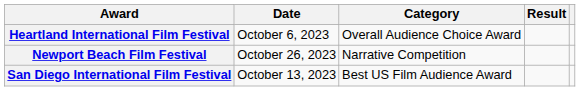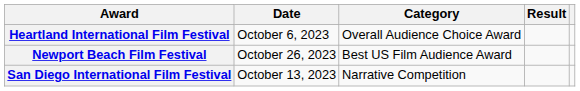(404, 55) Narrative Competition -> (427, 55) Best US Film Audience Award
(427, 75) Best US Film Audience Award -> (404, 75) Narrative Competition
